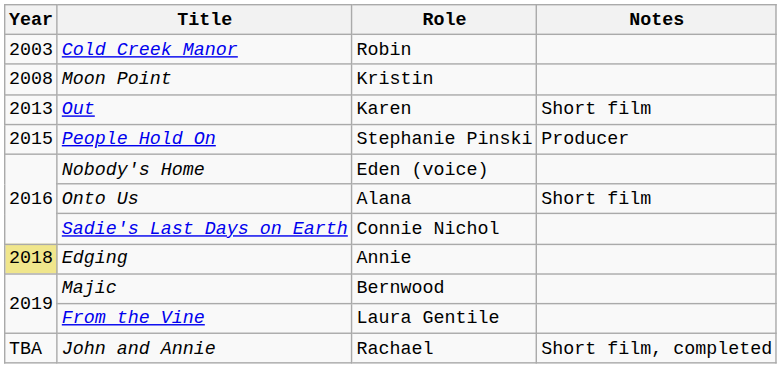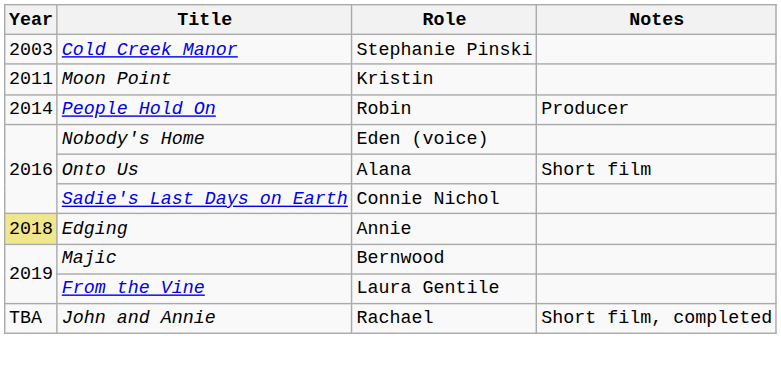(384, 50) Robin -> (445, 50) Stephanie Pinski
(31, 79) 2008 -> (31, 79) 2011
- row: (78, 109)
(31, 139) 2015 -> (31, 109) 2014
(445, 139) Stephanie Pinski -> (384, 109) Robin
